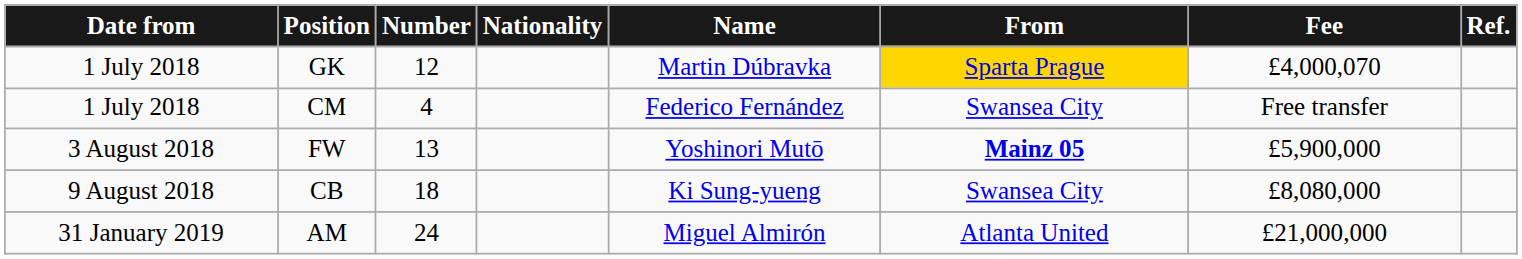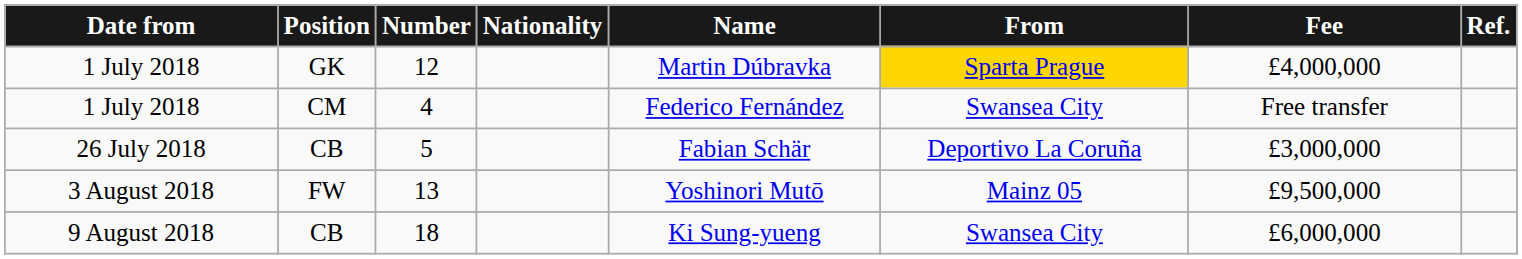(1324, 66) £4,000,070 -> (1324, 66) £4,000,000
+ row: (426, 149)
(1034, 149) bold -> (1034, 190) normal
(1324, 149) £5,900,000 -> (1324, 190) £9,500,000
(1324, 190) £8,080,000 -> (1324, 232) £6,000,000
- row: (426, 232)
